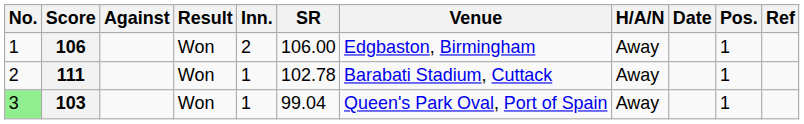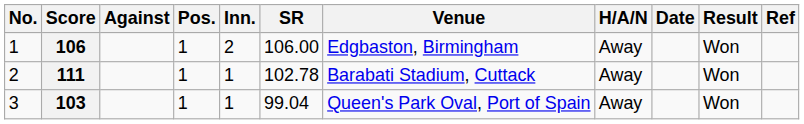columns swapped: (739, 18) <-> (205, 18)
(14, 103) lightgreen background -> (14, 103) no background
